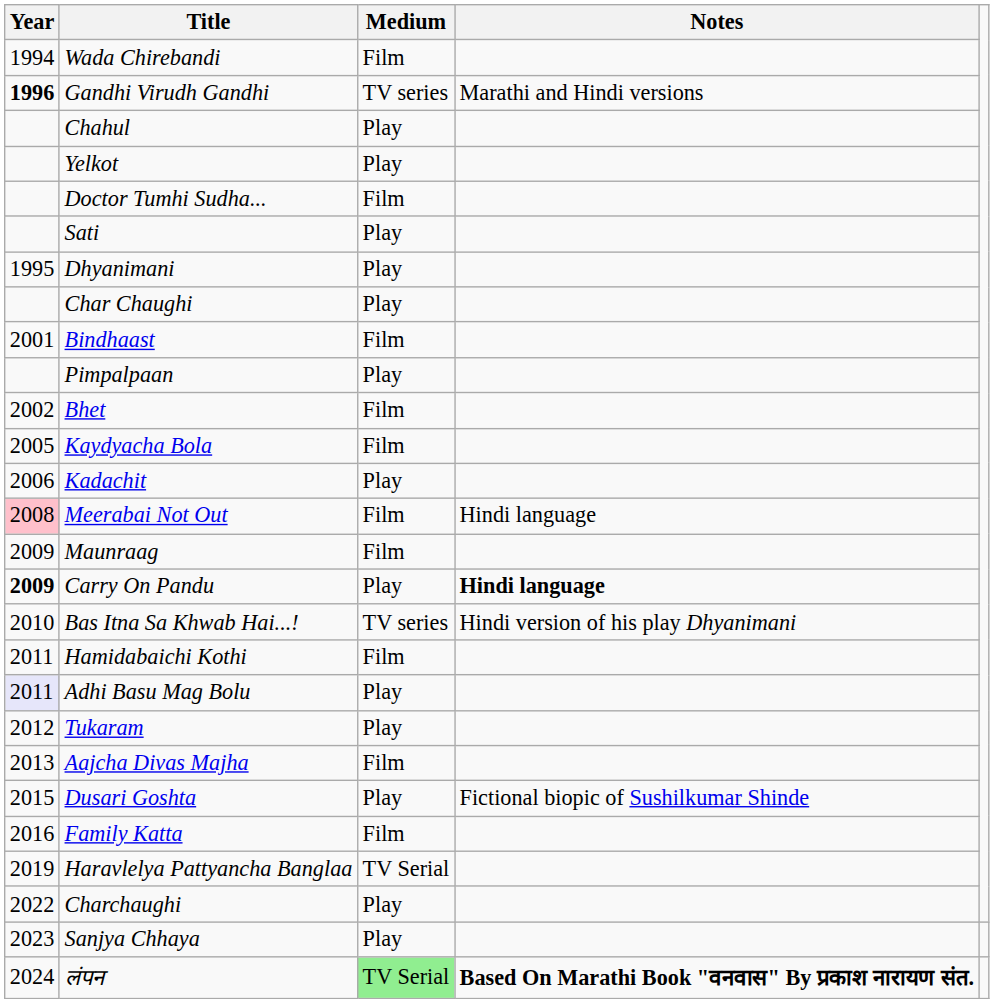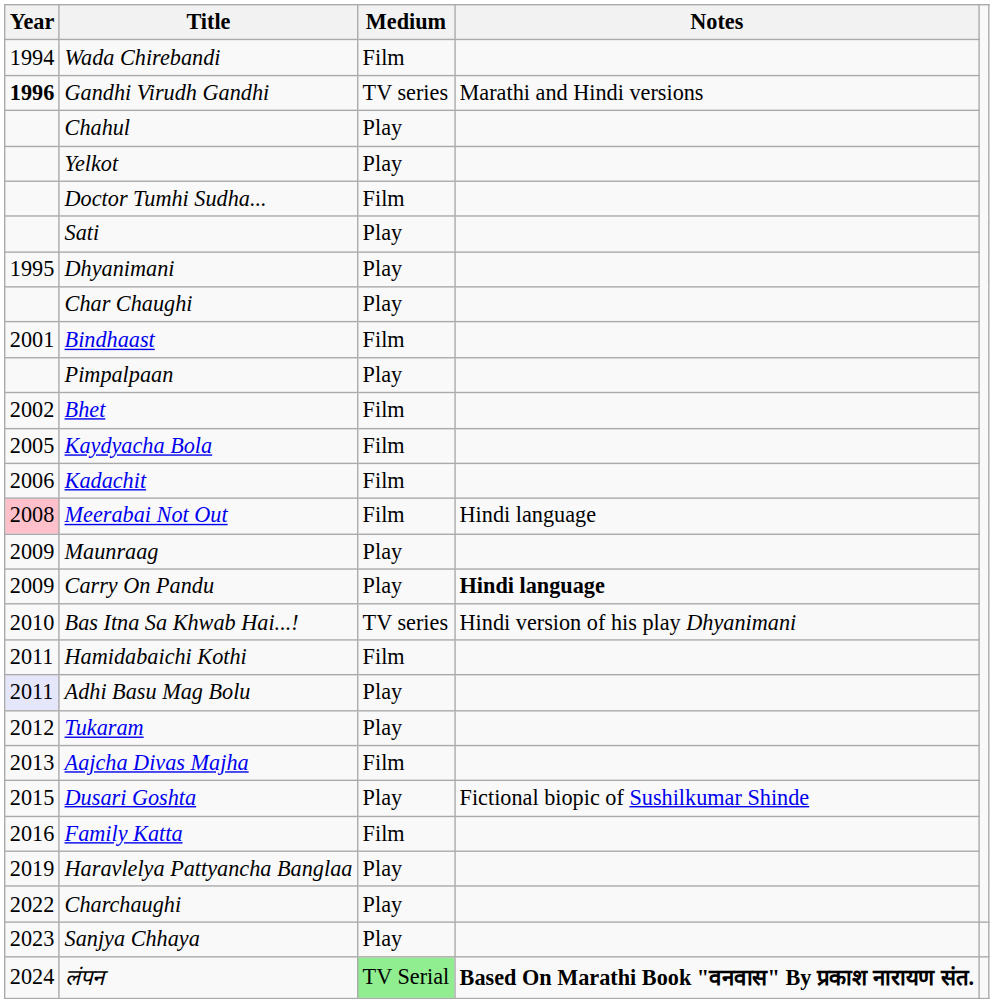(382, 480) Play -> (384, 480) Film
(384, 551) Film -> (382, 551) Play
(32, 586) bold -> (32, 586) normal
(406, 868) TV Serial -> (382, 868) Play
